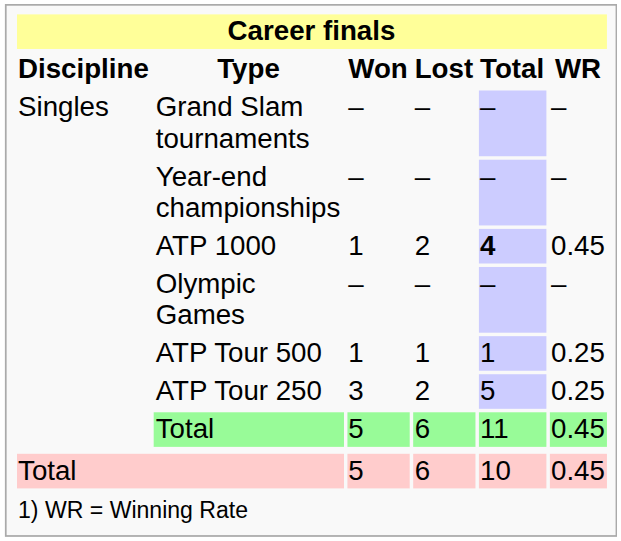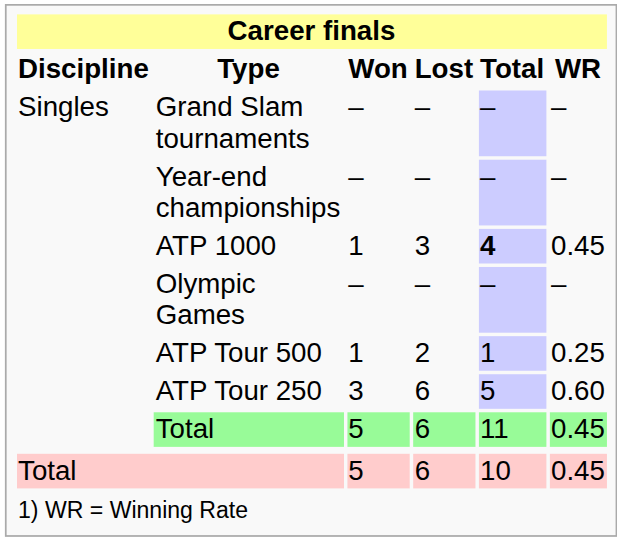(422, 246) 2 -> (422, 246) 3
(422, 353) 1 -> (422, 353) 2
(422, 391) 2 -> (422, 391) 6
(578, 391) 0.25 -> (578, 391) 0.60
